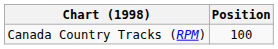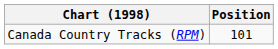(241, 34) 100 -> (241, 34) 101
